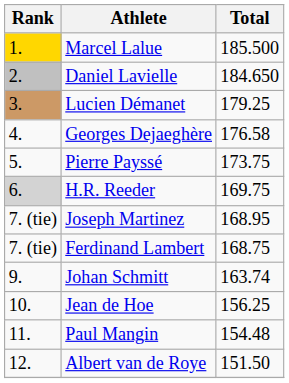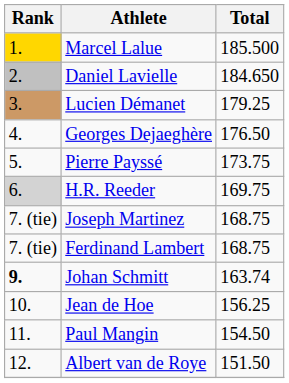(245, 133) 176.58 -> (245, 133) 176.50
(245, 219) 168.95 -> (245, 219) 168.75
(16, 276) normal -> (16, 276) bold
(245, 334) 154.48 -> (245, 334) 154.50
